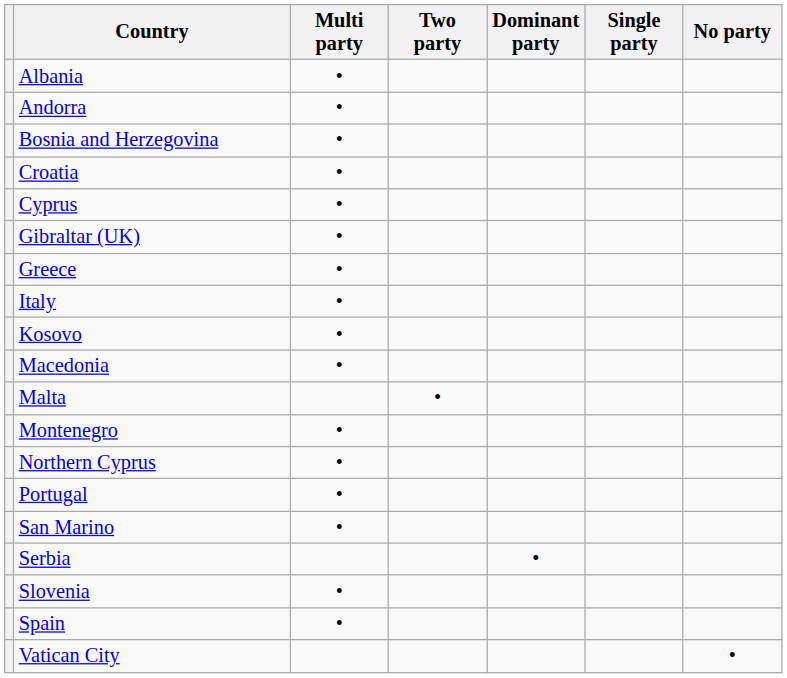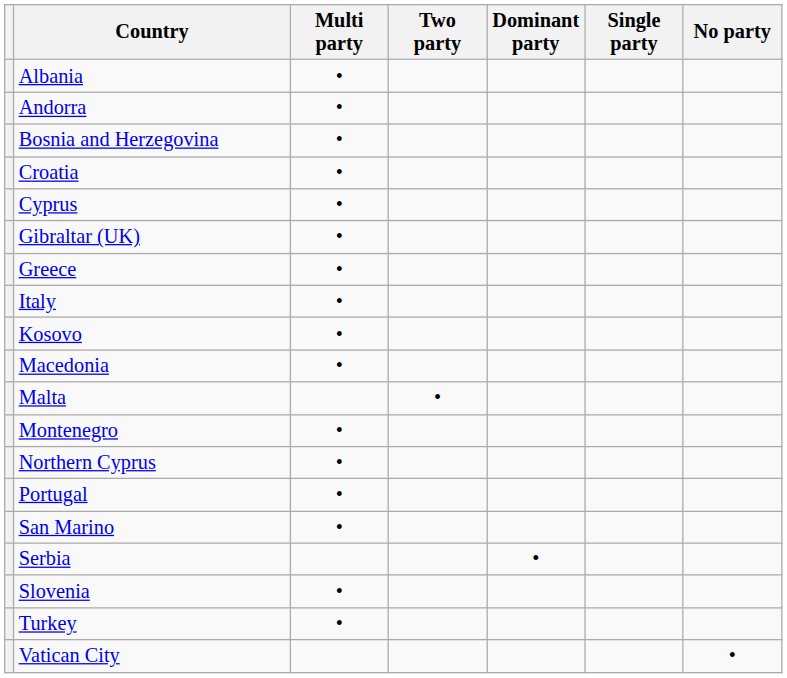- row: (42, 623)
+ row: (48, 623)
